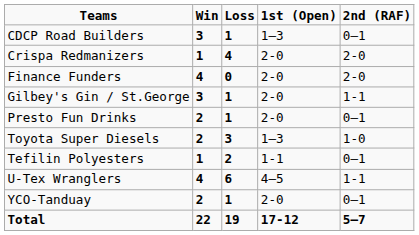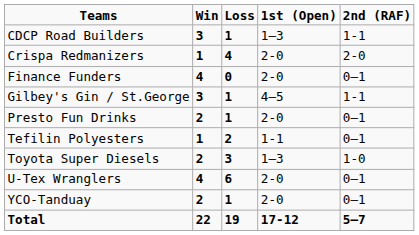(354, 35) 0–1 -> (354, 35) 1-1
(354, 76) 2-0 -> (354, 76) 0–1
(272, 97) 2-0 -> (272, 97) 4–5
rows swapped: (76, 159) <-> (83, 138)
(272, 179) 4–5 -> (272, 179) 2-0
(354, 179) 1-1 -> (354, 179) 0–1
